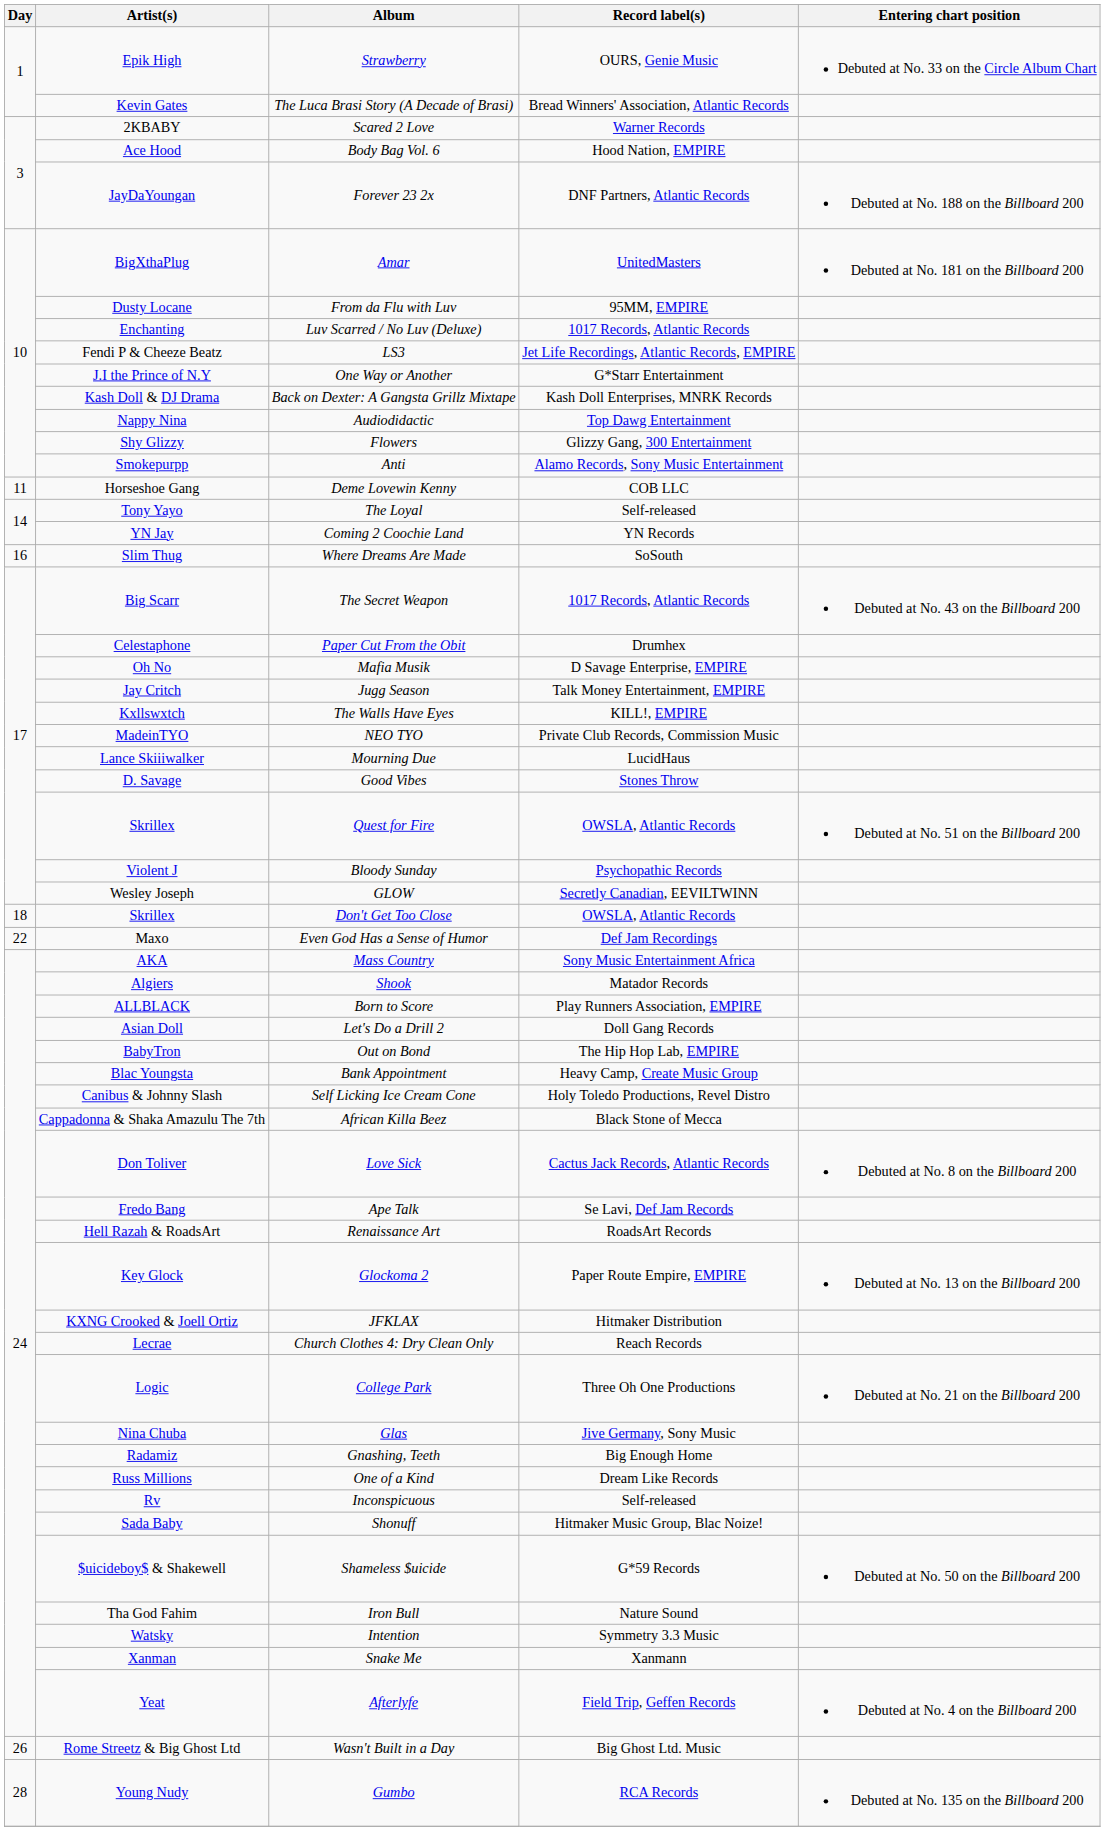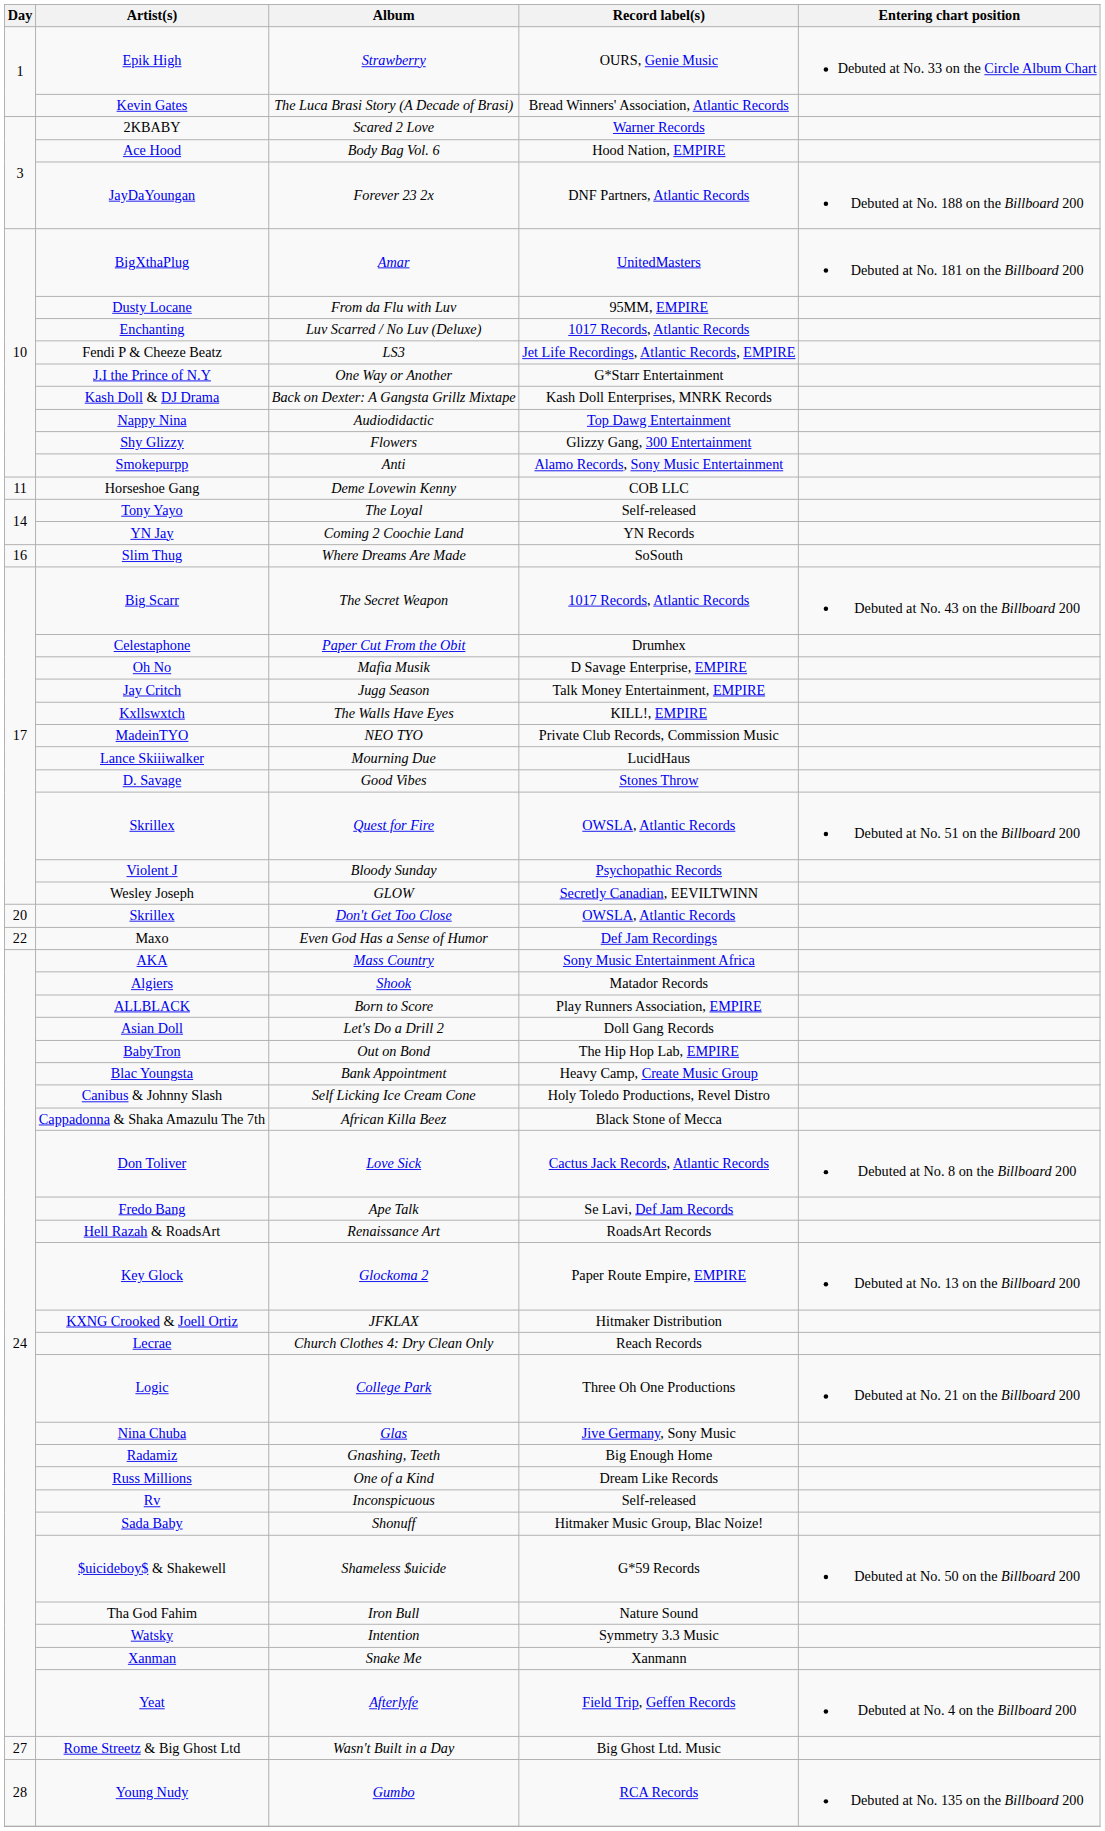(20, 915) 18 -> (20, 915) 20
(20, 1748) 26 -> (20, 1748) 27
